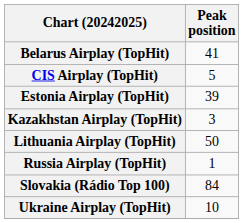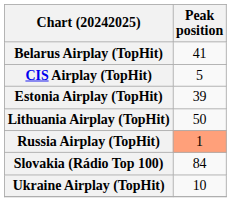- row: (95, 119)
(212, 163) no background -> (200, 141) lightsalmon background
